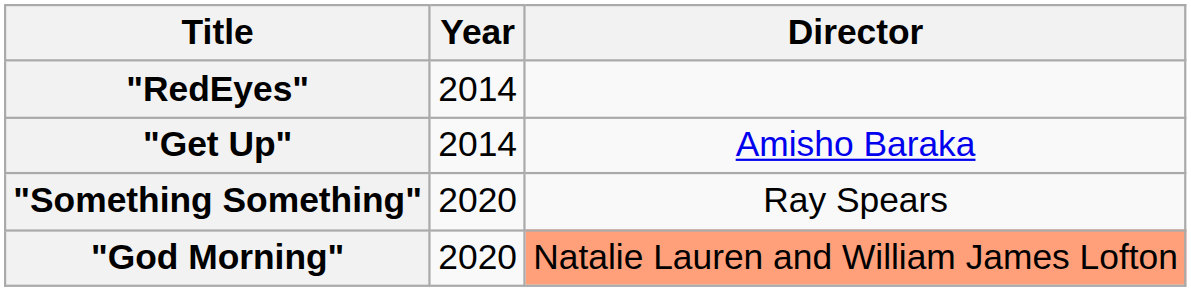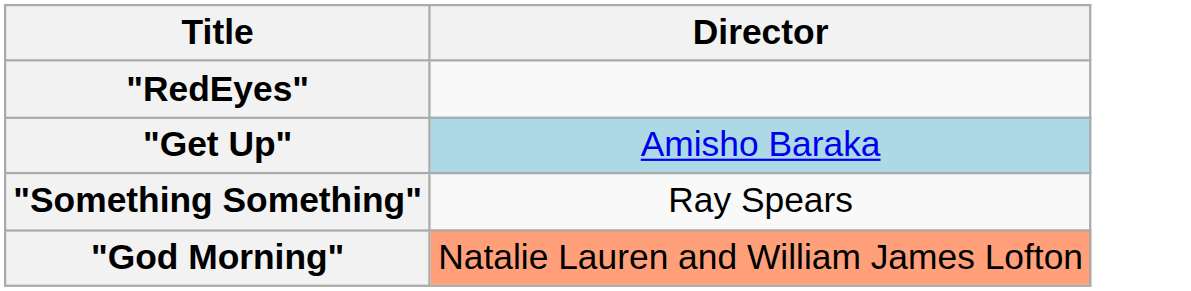- column: (478, 32)
(856, 144) no background -> (761, 144) lightblue background
